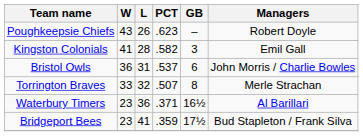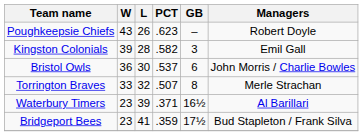(126, 49) 41 -> (126, 49) 39
(144, 67) 31 -> (144, 67) 30
(144, 103) 36 -> (144, 103) 39
